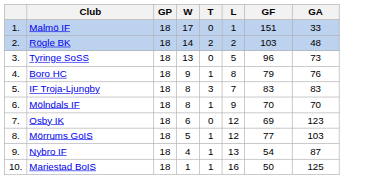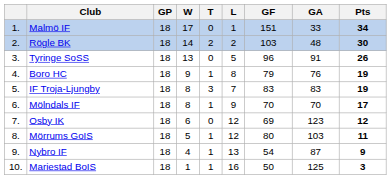+ column: (363, 12)
(316, 58) 73 -> (316, 58) 91
(268, 136) 77 -> (268, 136) 80
